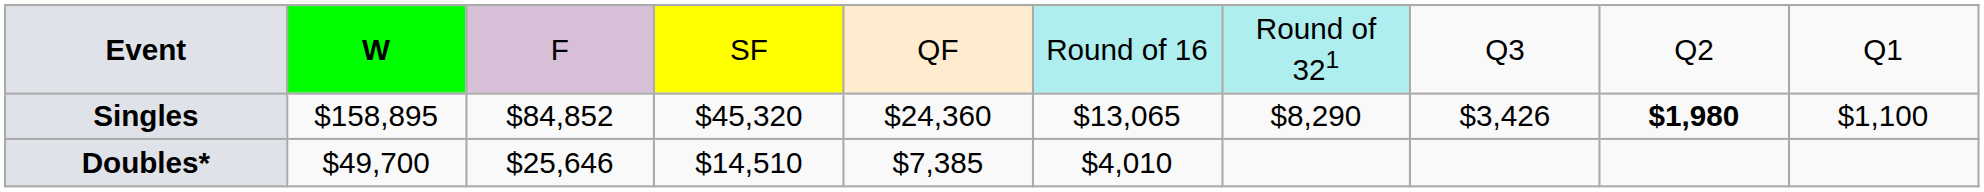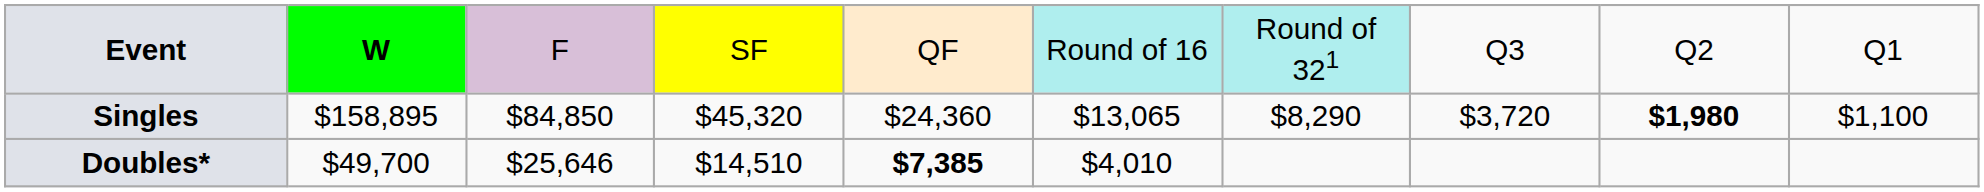(560, 116) $84,852 -> (560, 116) $84,850
(1505, 116) $3,426 -> (1505, 116) $3,720
(938, 163) normal -> (938, 163) bold
